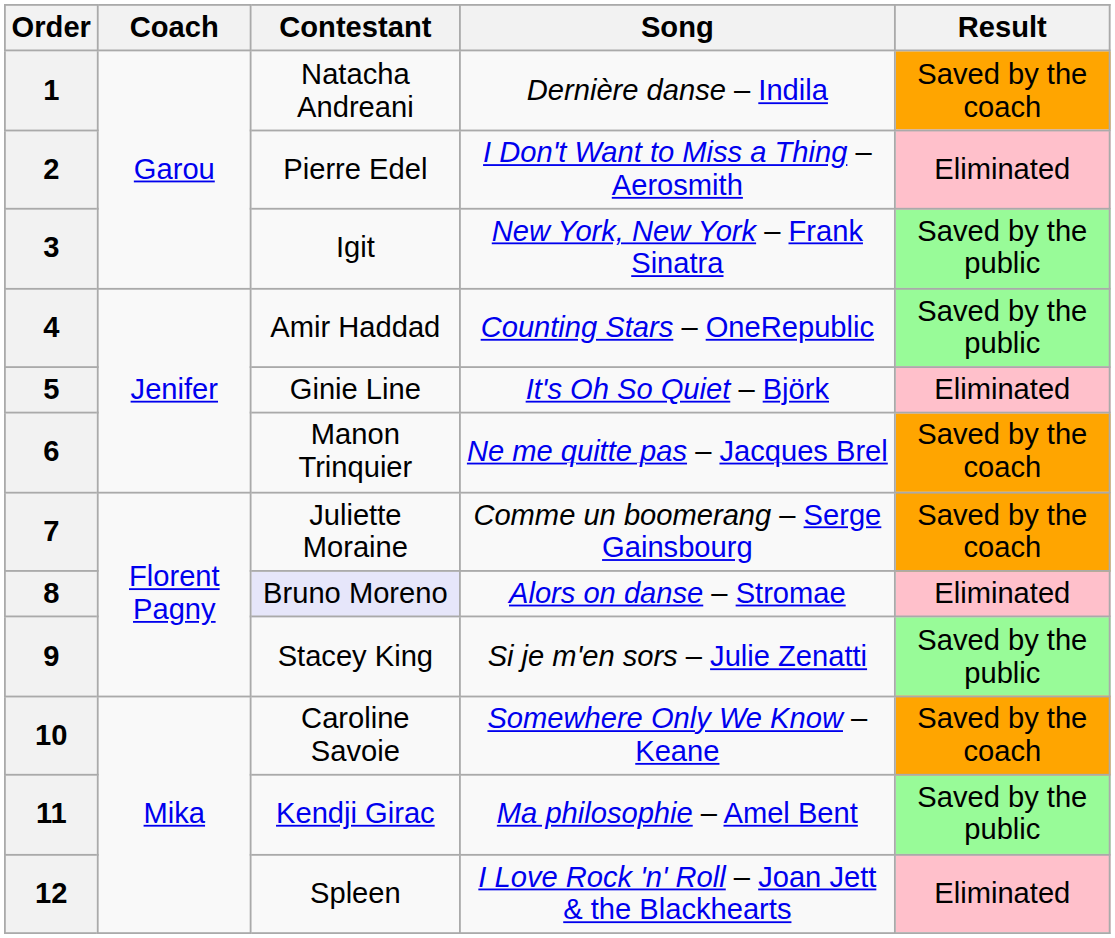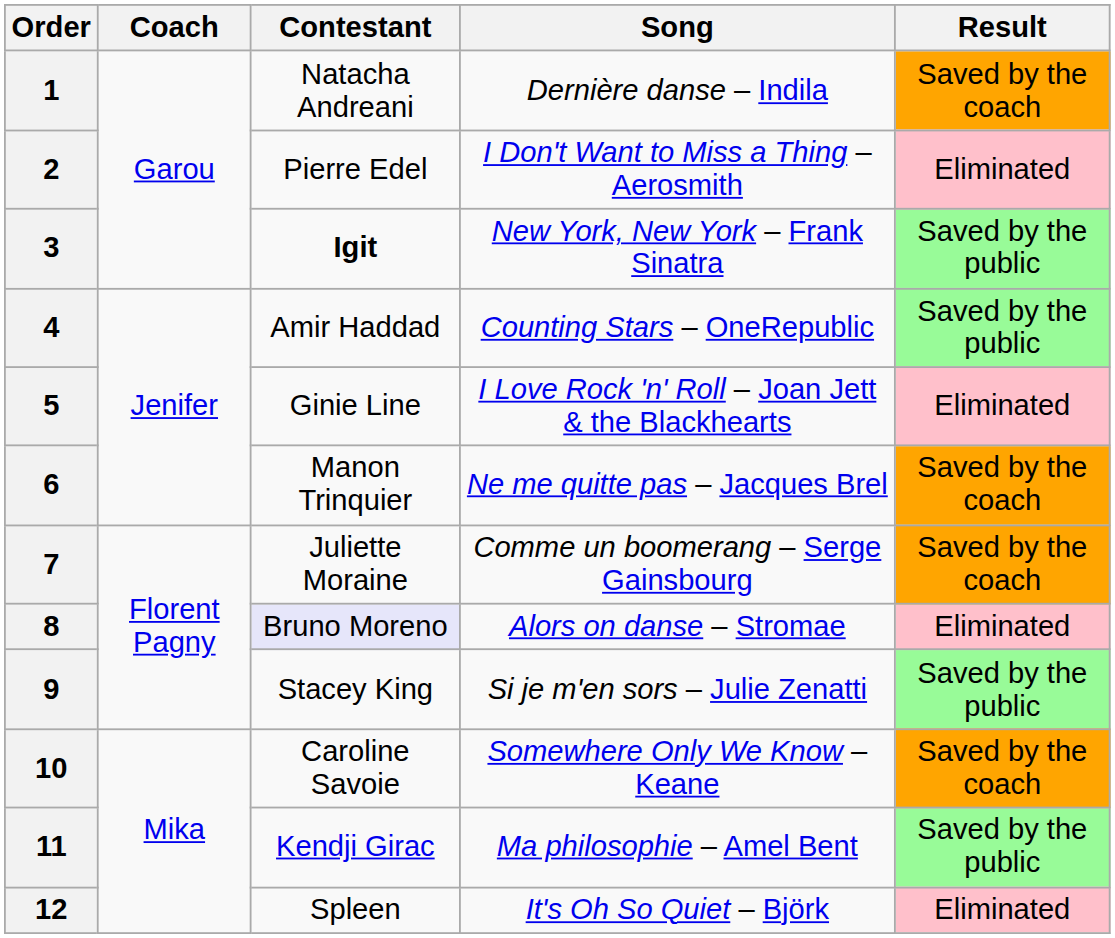(355, 248) normal -> (355, 248) bold
(677, 389) It's Oh So Quiet – Björk -> (677, 405) I Love Rock 'n' Roll – Joan Jett & the Blackhearts
(677, 893) I Love Rock 'n' Roll – Joan Jett & the Blackhearts -> (677, 909) It's Oh So Quiet – Björk
